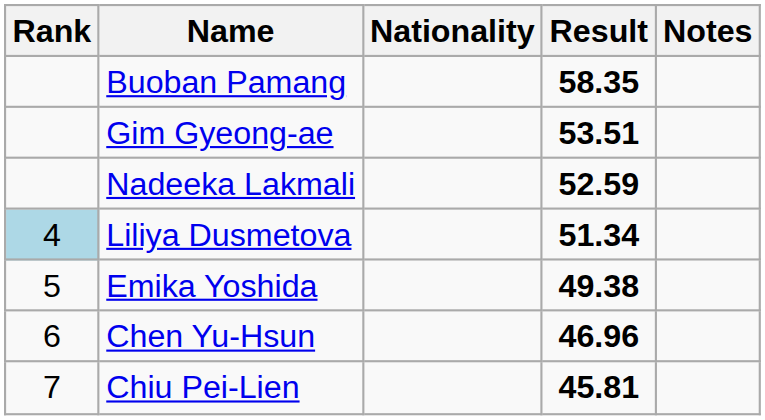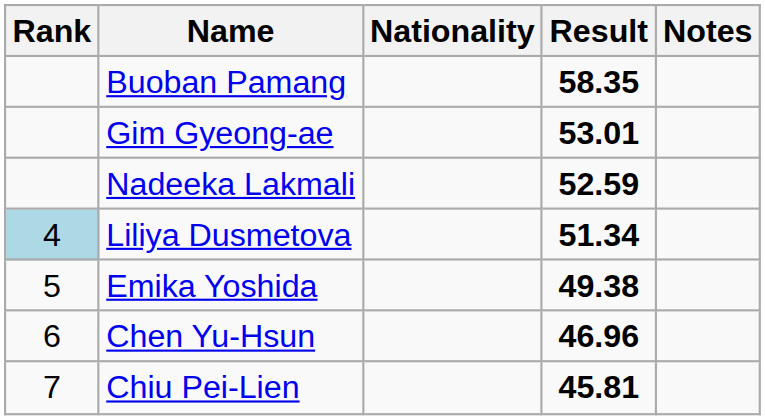(599, 133) 53.51 -> (599, 133) 53.01
